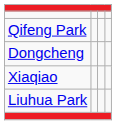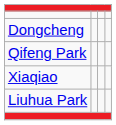rows swapped: (47, 30) <-> (46, 53)
